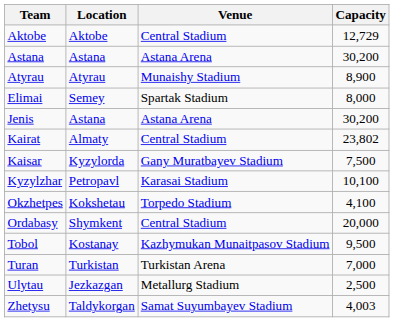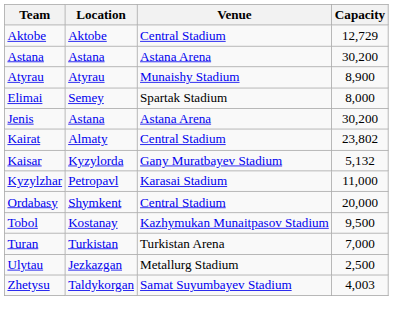(361, 160) 7,500 -> (360, 160) 5,132
(361, 181) 10,100 -> (360, 181) 11,000
- row: (35, 202)
